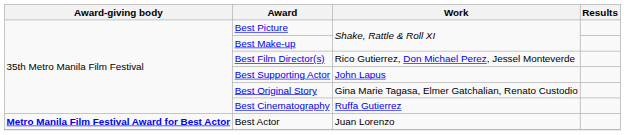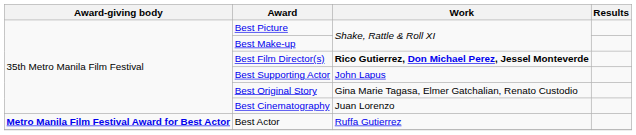(455, 59) normal -> (462, 59) bold
(368, 106) Ruffa Gutierrez -> (365, 106) Juan Lorenzo
(365, 122) Juan Lorenzo -> (368, 122) Ruffa Gutierrez
